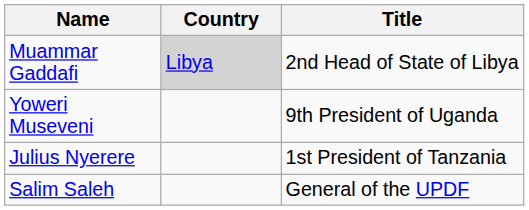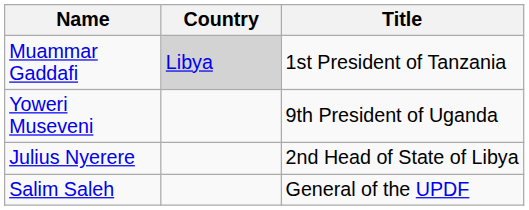(402, 62) 2nd Head of State of Libya -> (396, 62) 1st President of Tanzania
(396, 158) 1st President of Tanzania -> (402, 158) 2nd Head of State of Libya
